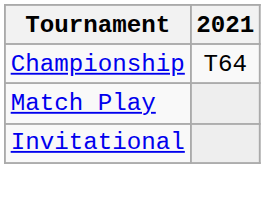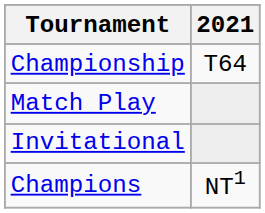+ row: (76, 185)
